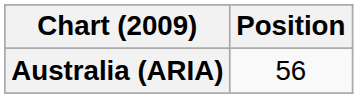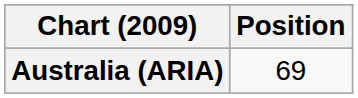(291, 70) 56 -> (291, 70) 69
